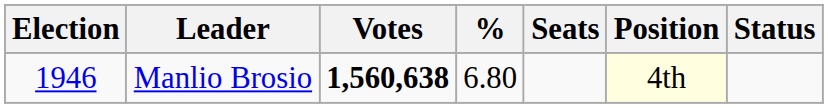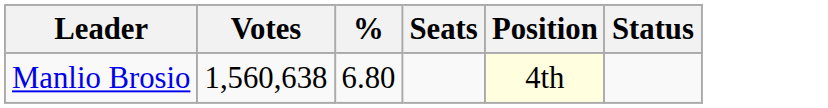- column: (66, 28)
(388, 77) bold -> (266, 77) normal
